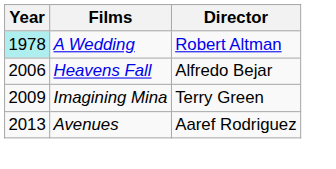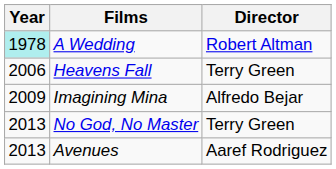(224, 71) Alfredo Bejar -> (250, 71) Terry Green
(220, 97) Terry Green -> (255, 97) Alfredo Bejar
+ row: (126, 124)
